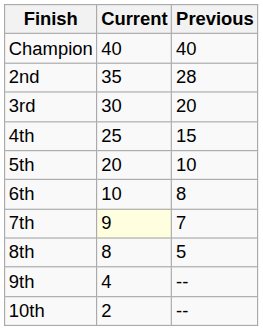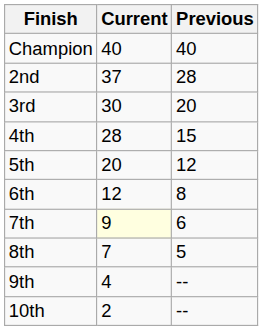(111, 77) 35 -> (111, 77) 37
(111, 135) 25 -> (111, 135) 28
(186, 164) 10 -> (186, 164) 12
(111, 194) 10 -> (111, 194) 12
(181, 223) 7 -> (181, 223) 6
(106, 252) 8 -> (106, 252) 7
